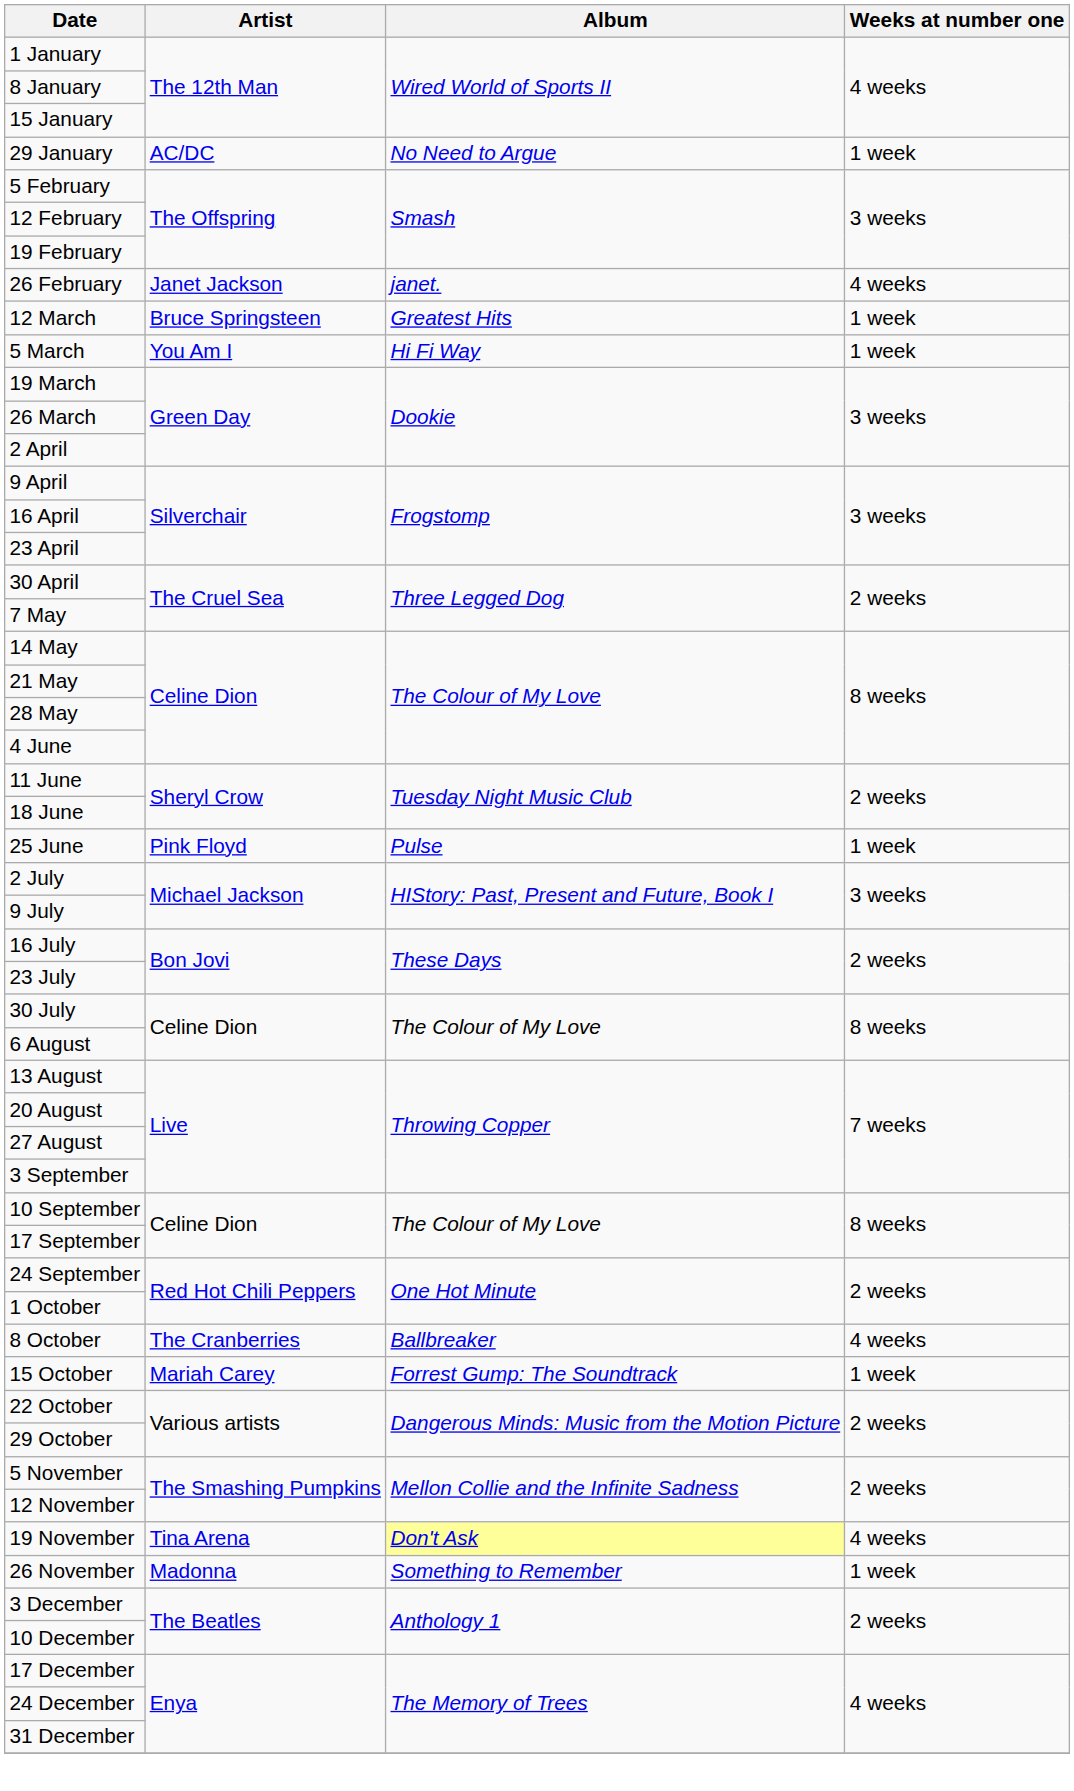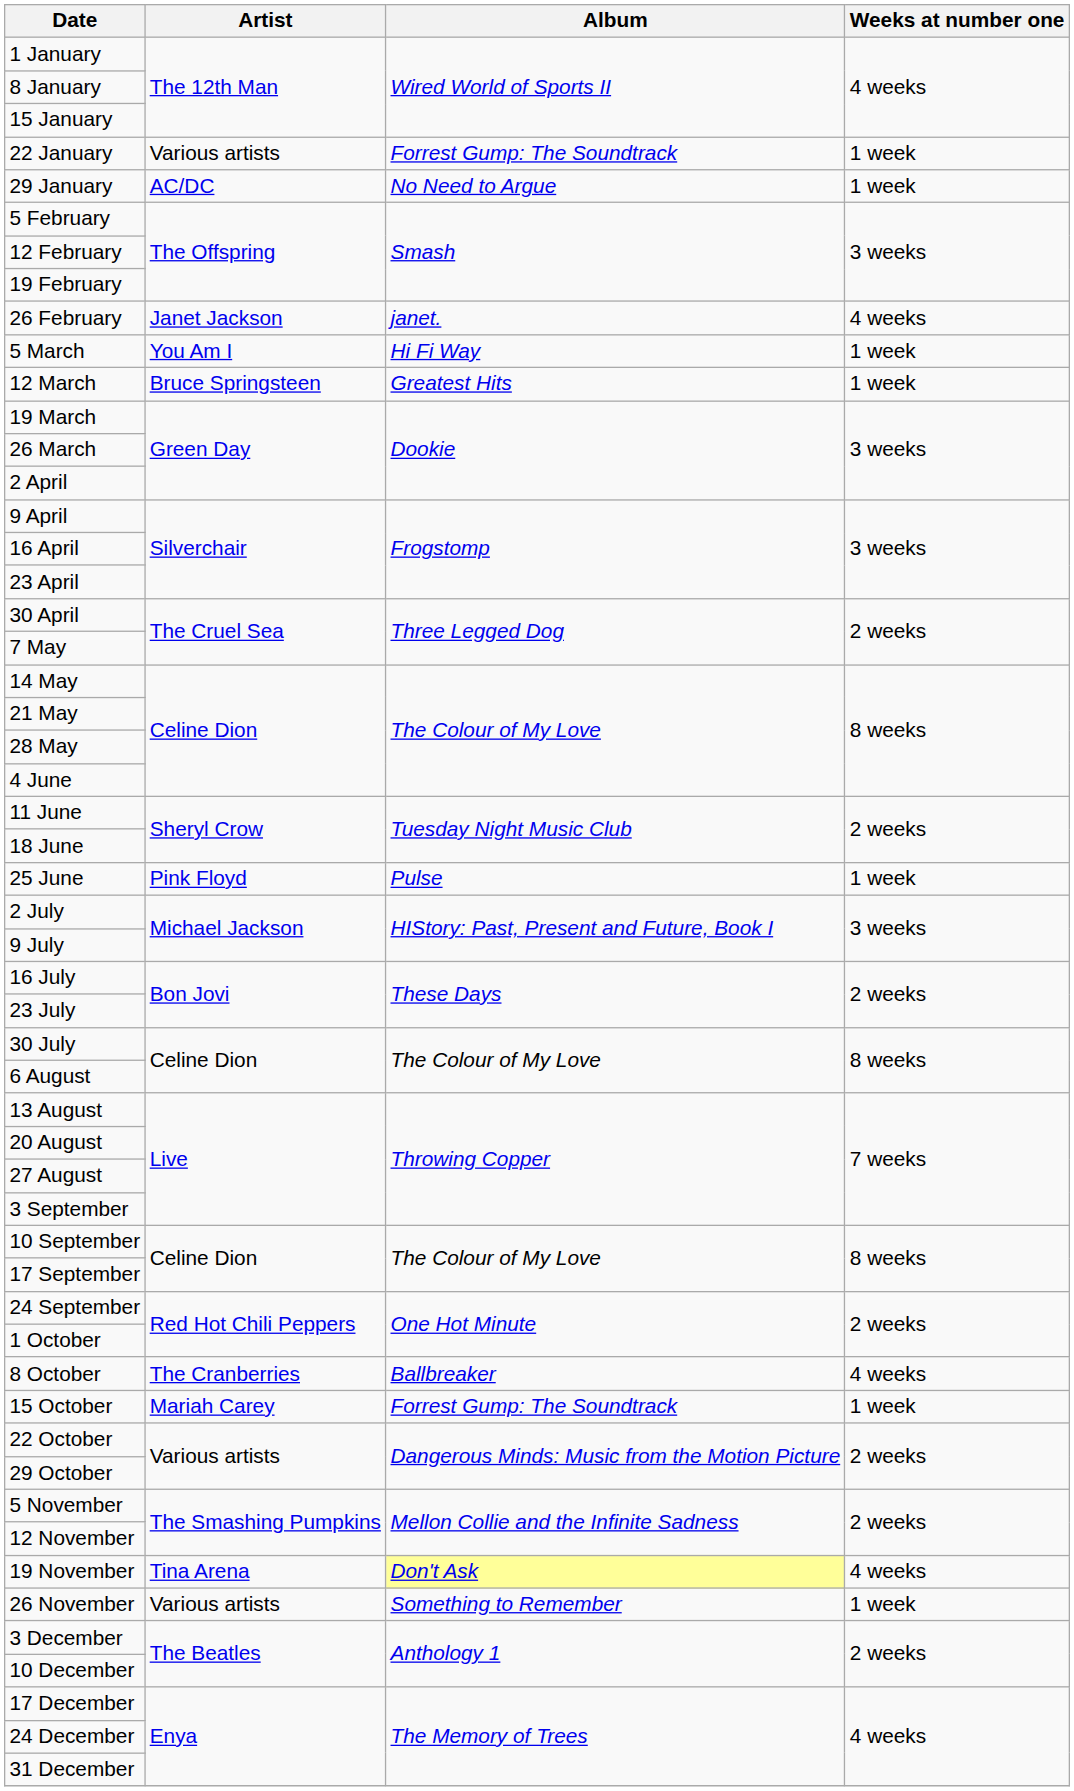+ row: (61, 152)
rows swapped: (47, 350) <-> (53, 317)
(193, 1571) Madonna -> (215, 1604) Various artists
